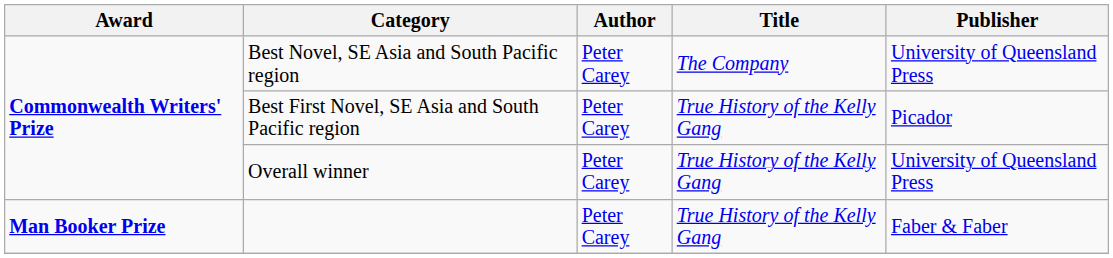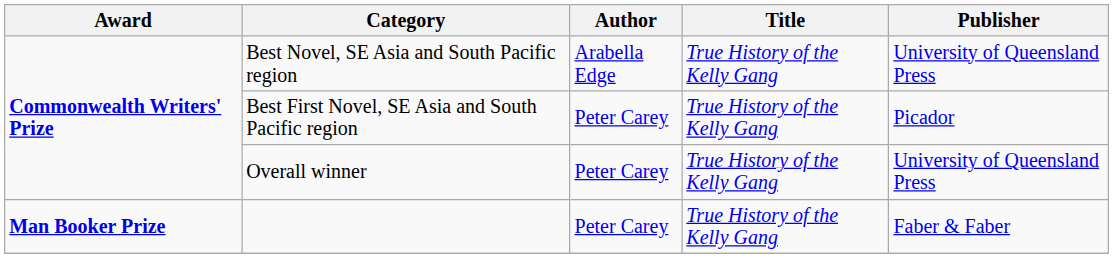(606, 63) Peter Carey -> (609, 63) Arabella Edge
(733, 63) The Company -> (762, 63) True History of the Kelly Gang
